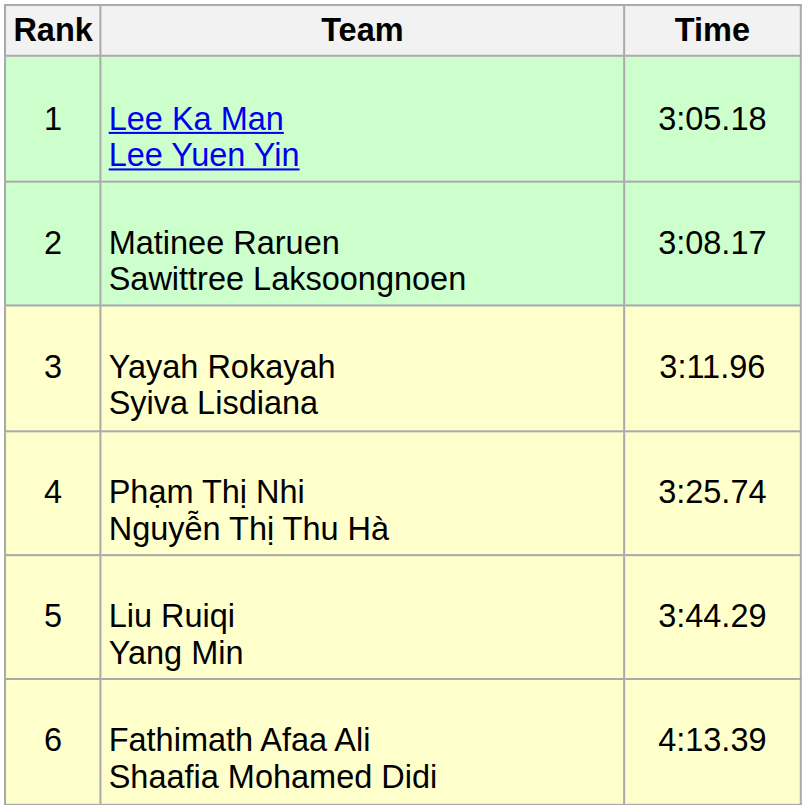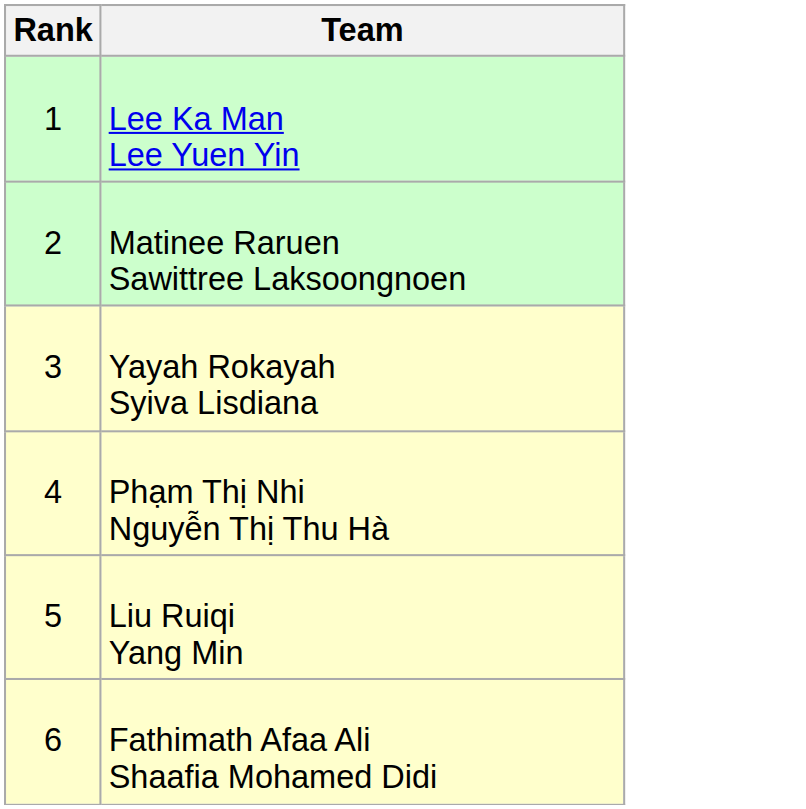- column: (712, 30)
